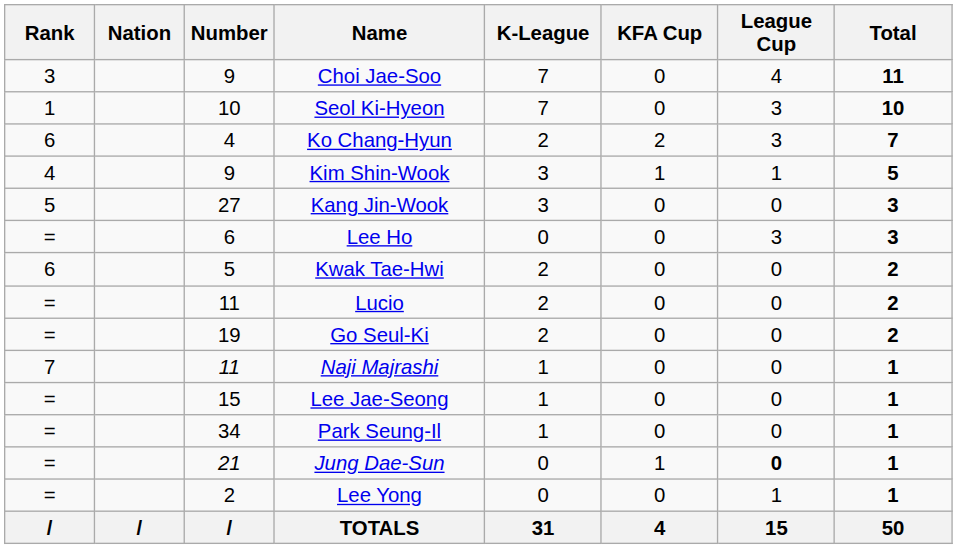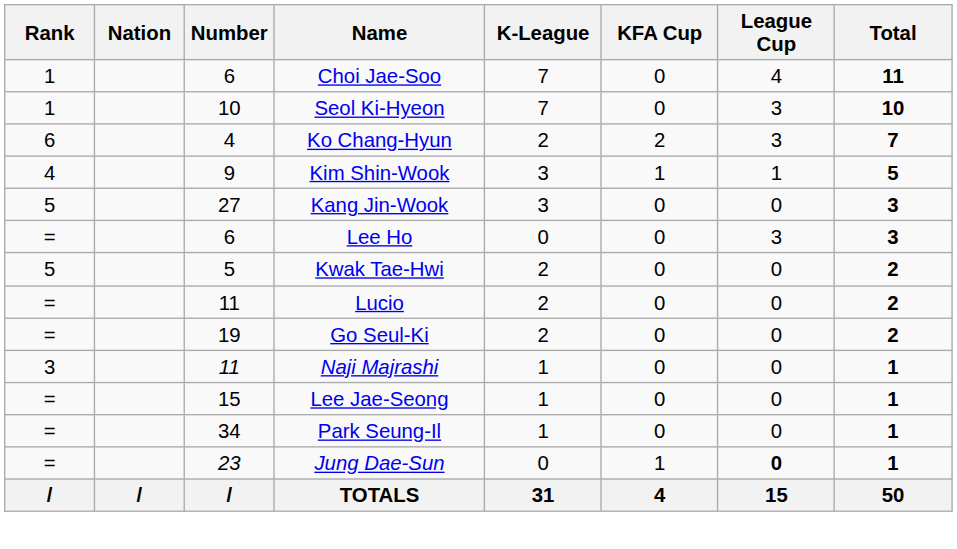(50, 76) 3 -> (50, 76) 1
(229, 76) 9 -> (229, 76) 6
(50, 269) 6 -> (50, 269) 5
(50, 366) 7 -> (50, 366) 3
(229, 463) 21 -> (229, 463) 23
- row: (379, 495)
